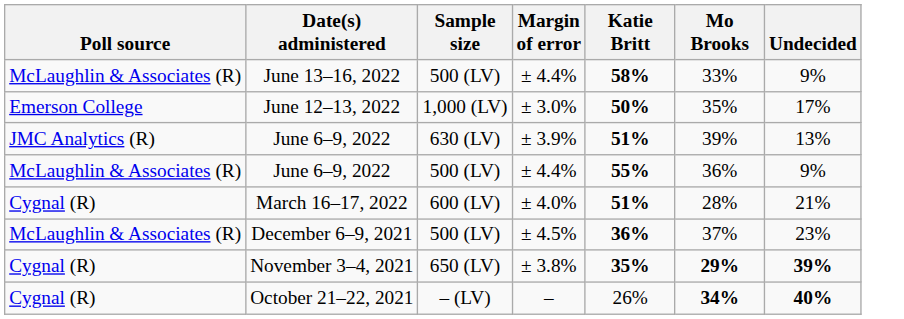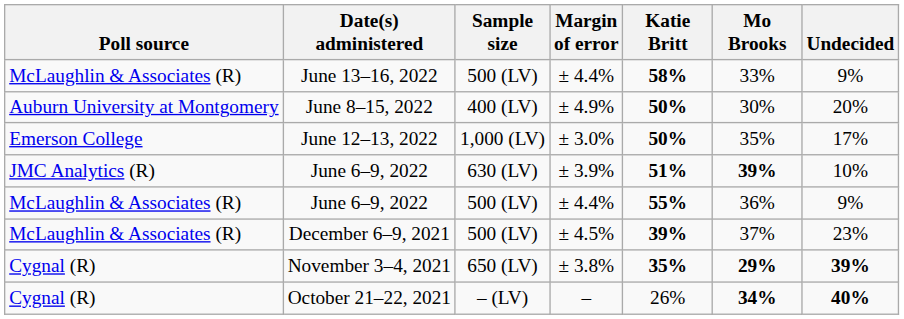+ row: (369, 107)
(720, 139) normal -> (757, 170) bold
(813, 139) 13% -> (850, 170) 10%
- row: (332, 202)
(630, 234) 36% -> (668, 234) 39%
